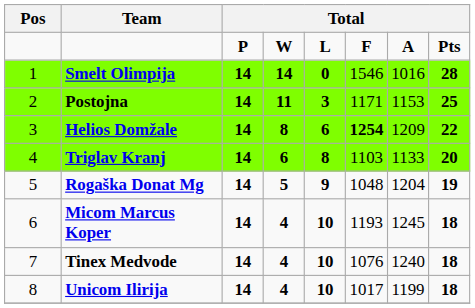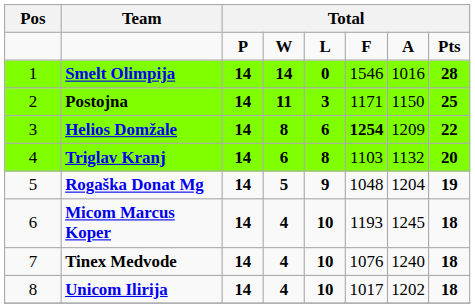(408, 102) 1153 -> (408, 102) 1150
(408, 157) 1133 -> (408, 157) 1132
(408, 288) 1199 -> (408, 288) 1202
